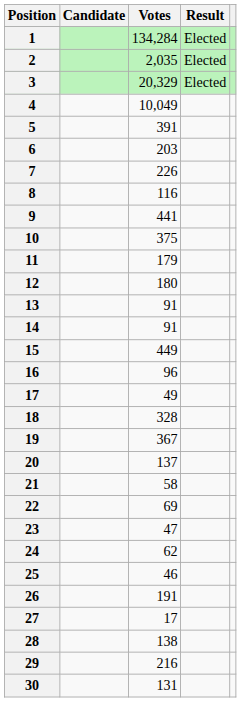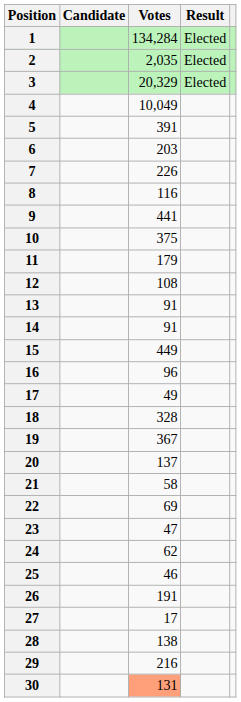(167, 283) 180 -> (167, 283) 108
(167, 685) no background -> (167, 685) lightsalmon background
